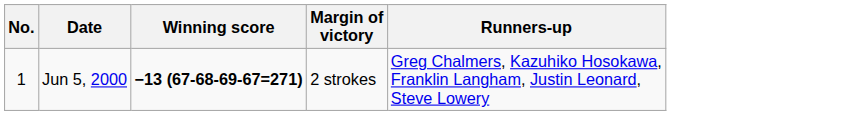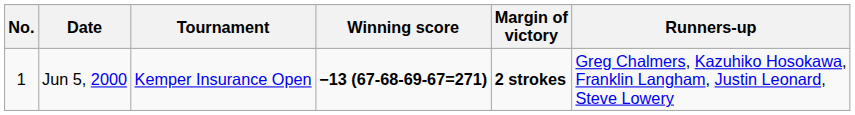+ column: (223, 27)
(343, 80) normal -> (530, 80) bold
